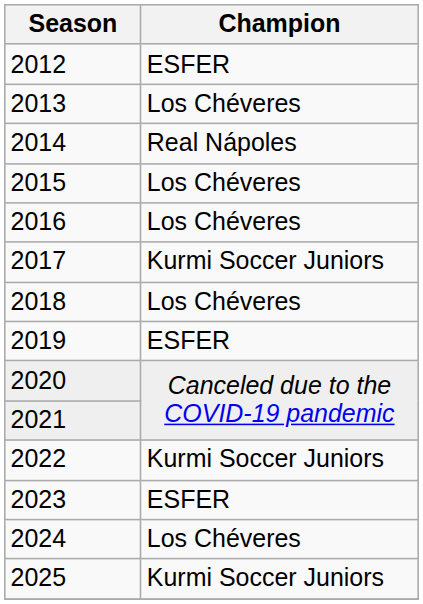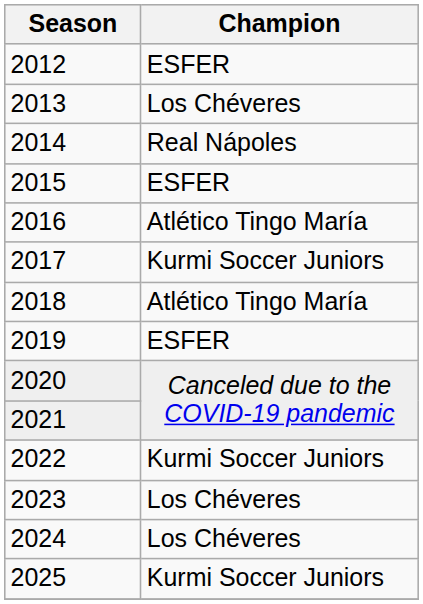(224, 182) Los Chéveres -> (188, 182) ESFER
(224, 222) Los Chéveres -> (257, 222) Atlético Tingo María
(224, 301) Los Chéveres -> (257, 301) Atlético Tingo María
(188, 499) ESFER -> (224, 499) Los Chéveres
